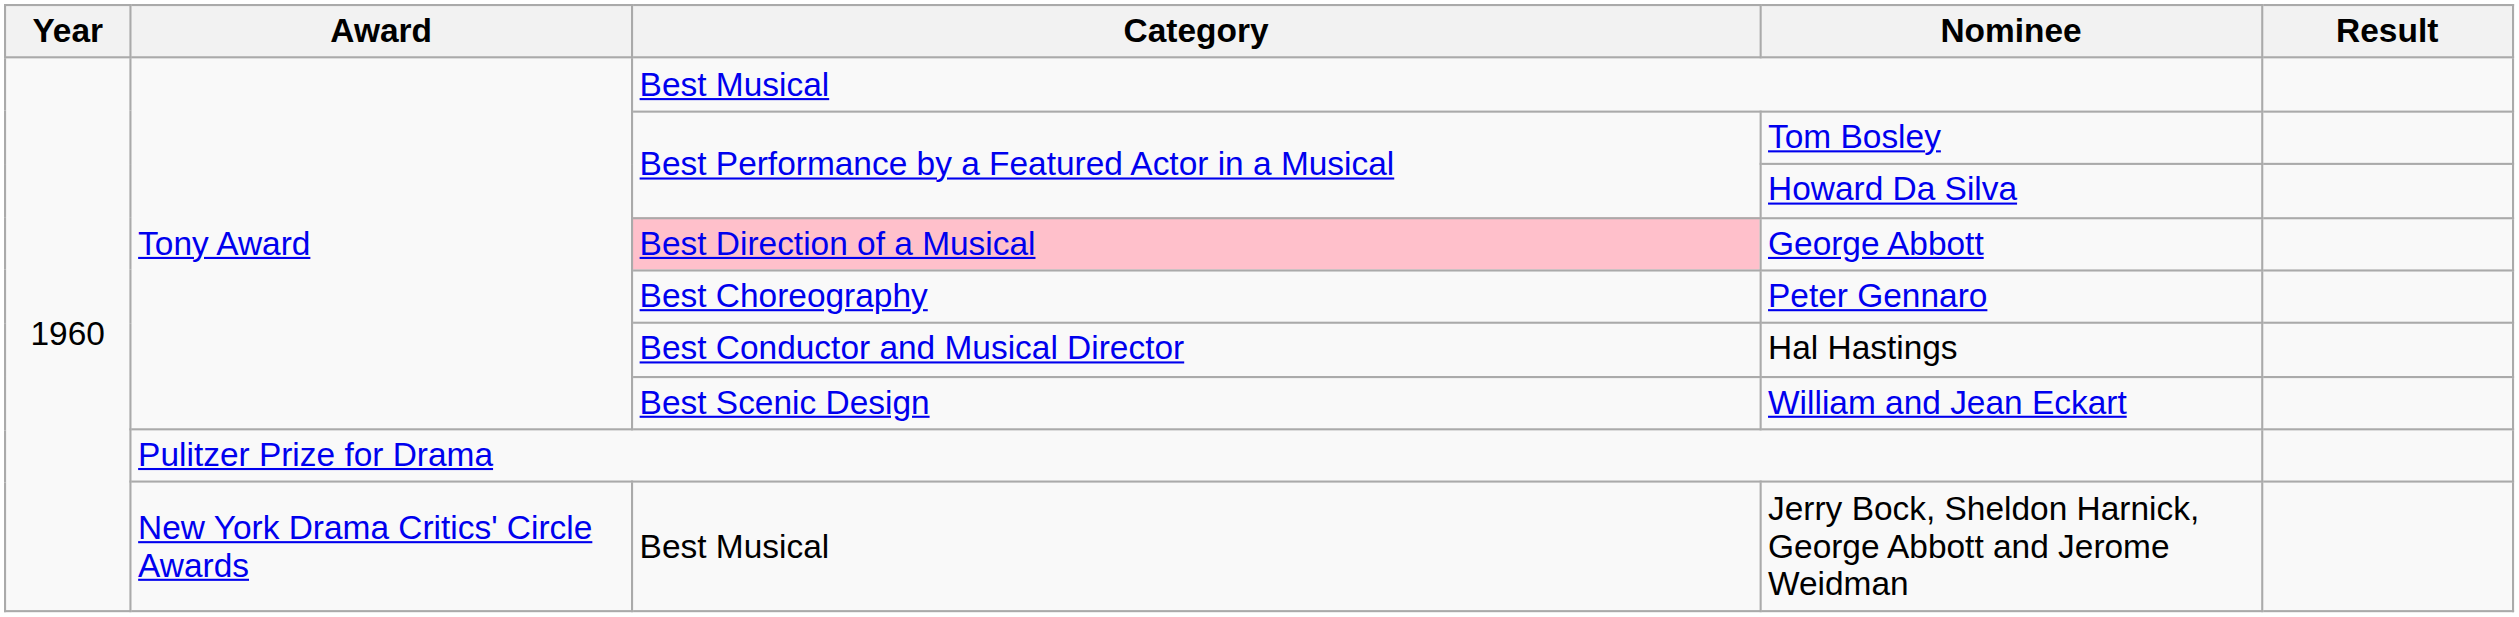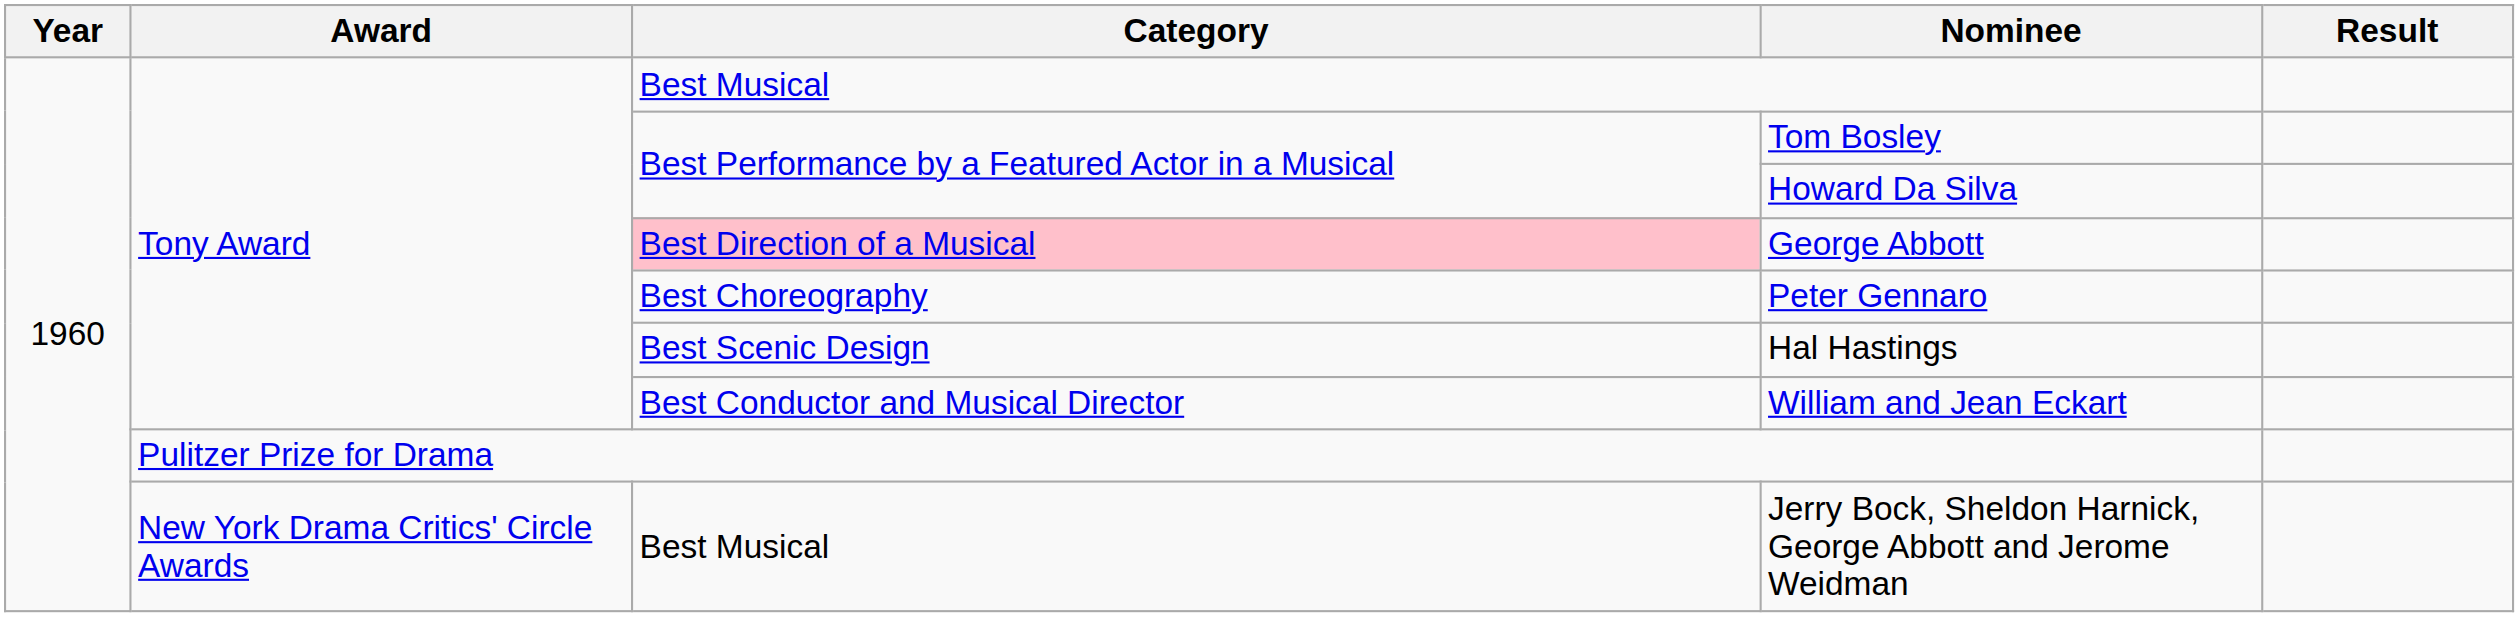(912, 349) Best Conductor and Musical Director -> (785, 349) Best Scenic Design
(785, 402) Best Scenic Design -> (912, 402) Best Conductor and Musical Director
